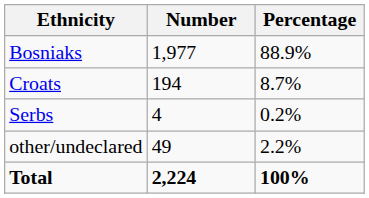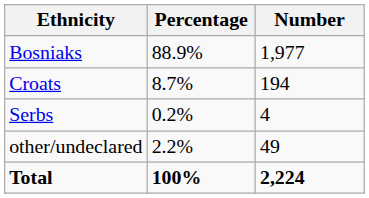columns swapped: (201, 20) <-> (310, 20)
